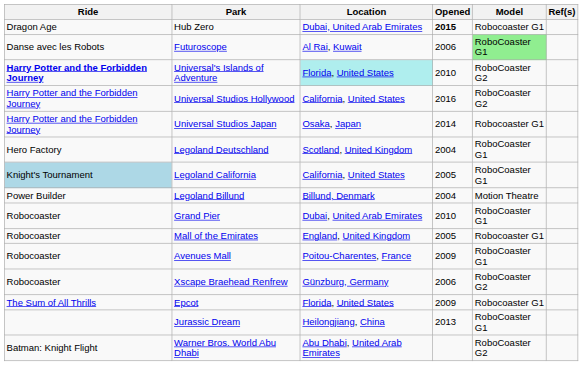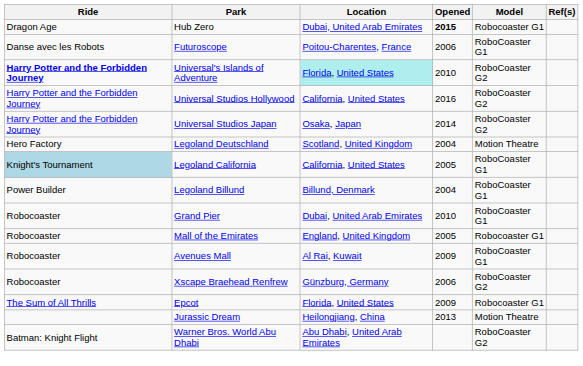(332, 48) Al Rai, Kuwait -> (357, 48) Poitou-Charentes, France
(503, 48) lightgreen background -> (503, 48) no background
(509, 124) Robocoaster G1 -> (503, 124) RoboCoaster G2
(503, 150) RoboCoaster G1 -> (507, 145) Motion Theatre
(507, 196) Motion Theatre -> (503, 190) RoboCoaster G1
(357, 257) Poitou-Charentes, France -> (332, 257) Al Rai, Kuwait
(503, 323) RoboCoaster G1 -> (507, 317) Motion Theatre
